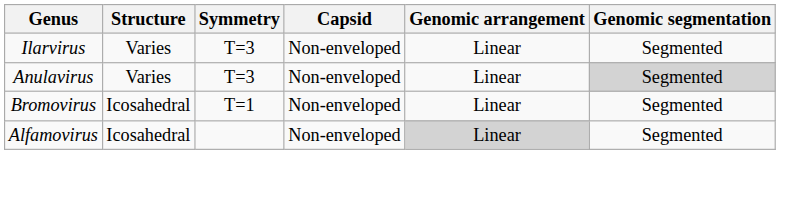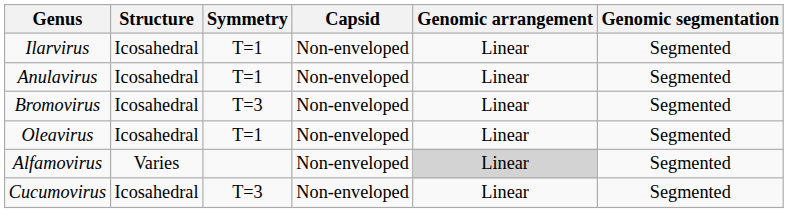(148, 47) Varies -> (156, 47) Icosahedral
(239, 47) T=3 -> (247, 47) T=1
(148, 76) Varies -> (156, 76) Icosahedral
(239, 76) T=3 -> (247, 76) T=1
(682, 76) lightgrey background -> (690, 76) no background
(239, 105) T=1 -> (247, 105) T=3
+ row: (57, 134)
(148, 134) Icosahedral -> (156, 163) Varies
+ row: (57, 192)
